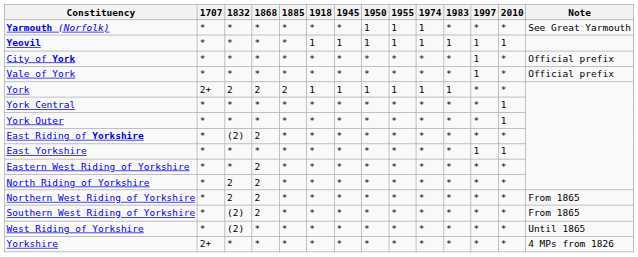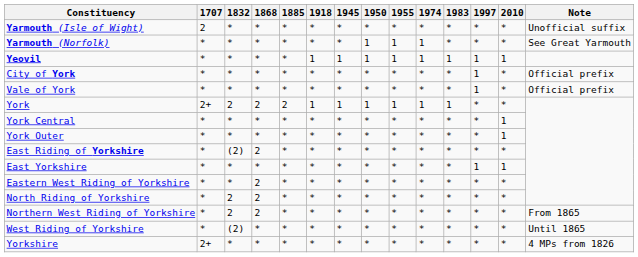+ row: (75, 28)
- row: (101, 213)
